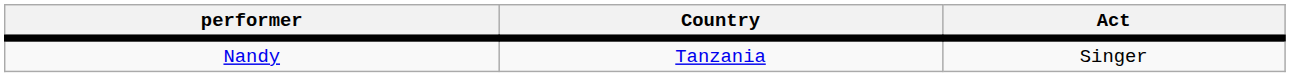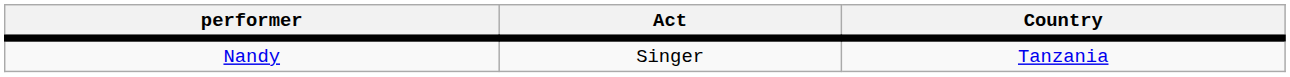columns swapped: (721, 20) <-> (1114, 20)
